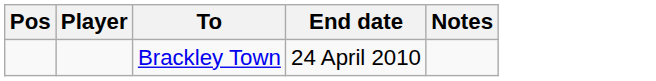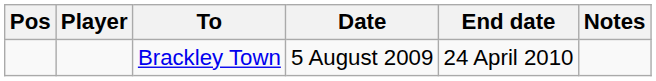+ column: (362, 22)
